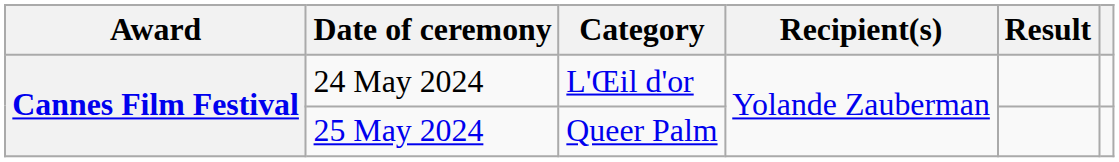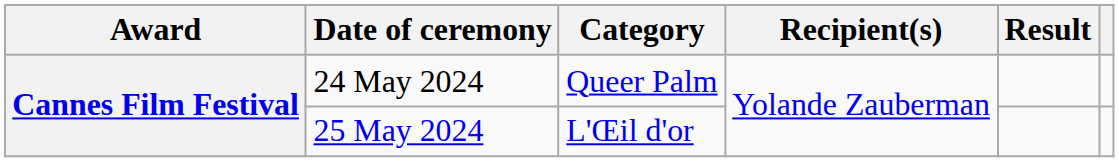(630, 80) L'Œil d'or -> (642, 80) Queer Palm
(642, 130) Queer Palm -> (630, 130) L'Œil d'or
